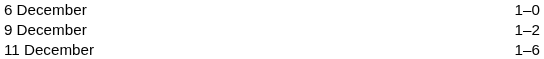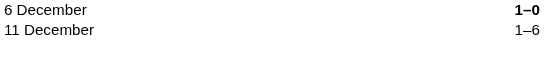(527, 10) normal -> (527, 10) bold
- row: (45, 30)
